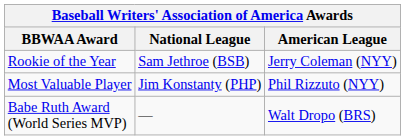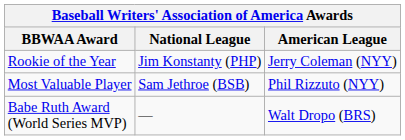(194, 61) Sam Jethroe (BSB) -> (200, 61) Jim Konstanty (PHP)
(200, 84) Jim Konstanty (PHP) -> (194, 84) Sam Jethroe (BSB)
